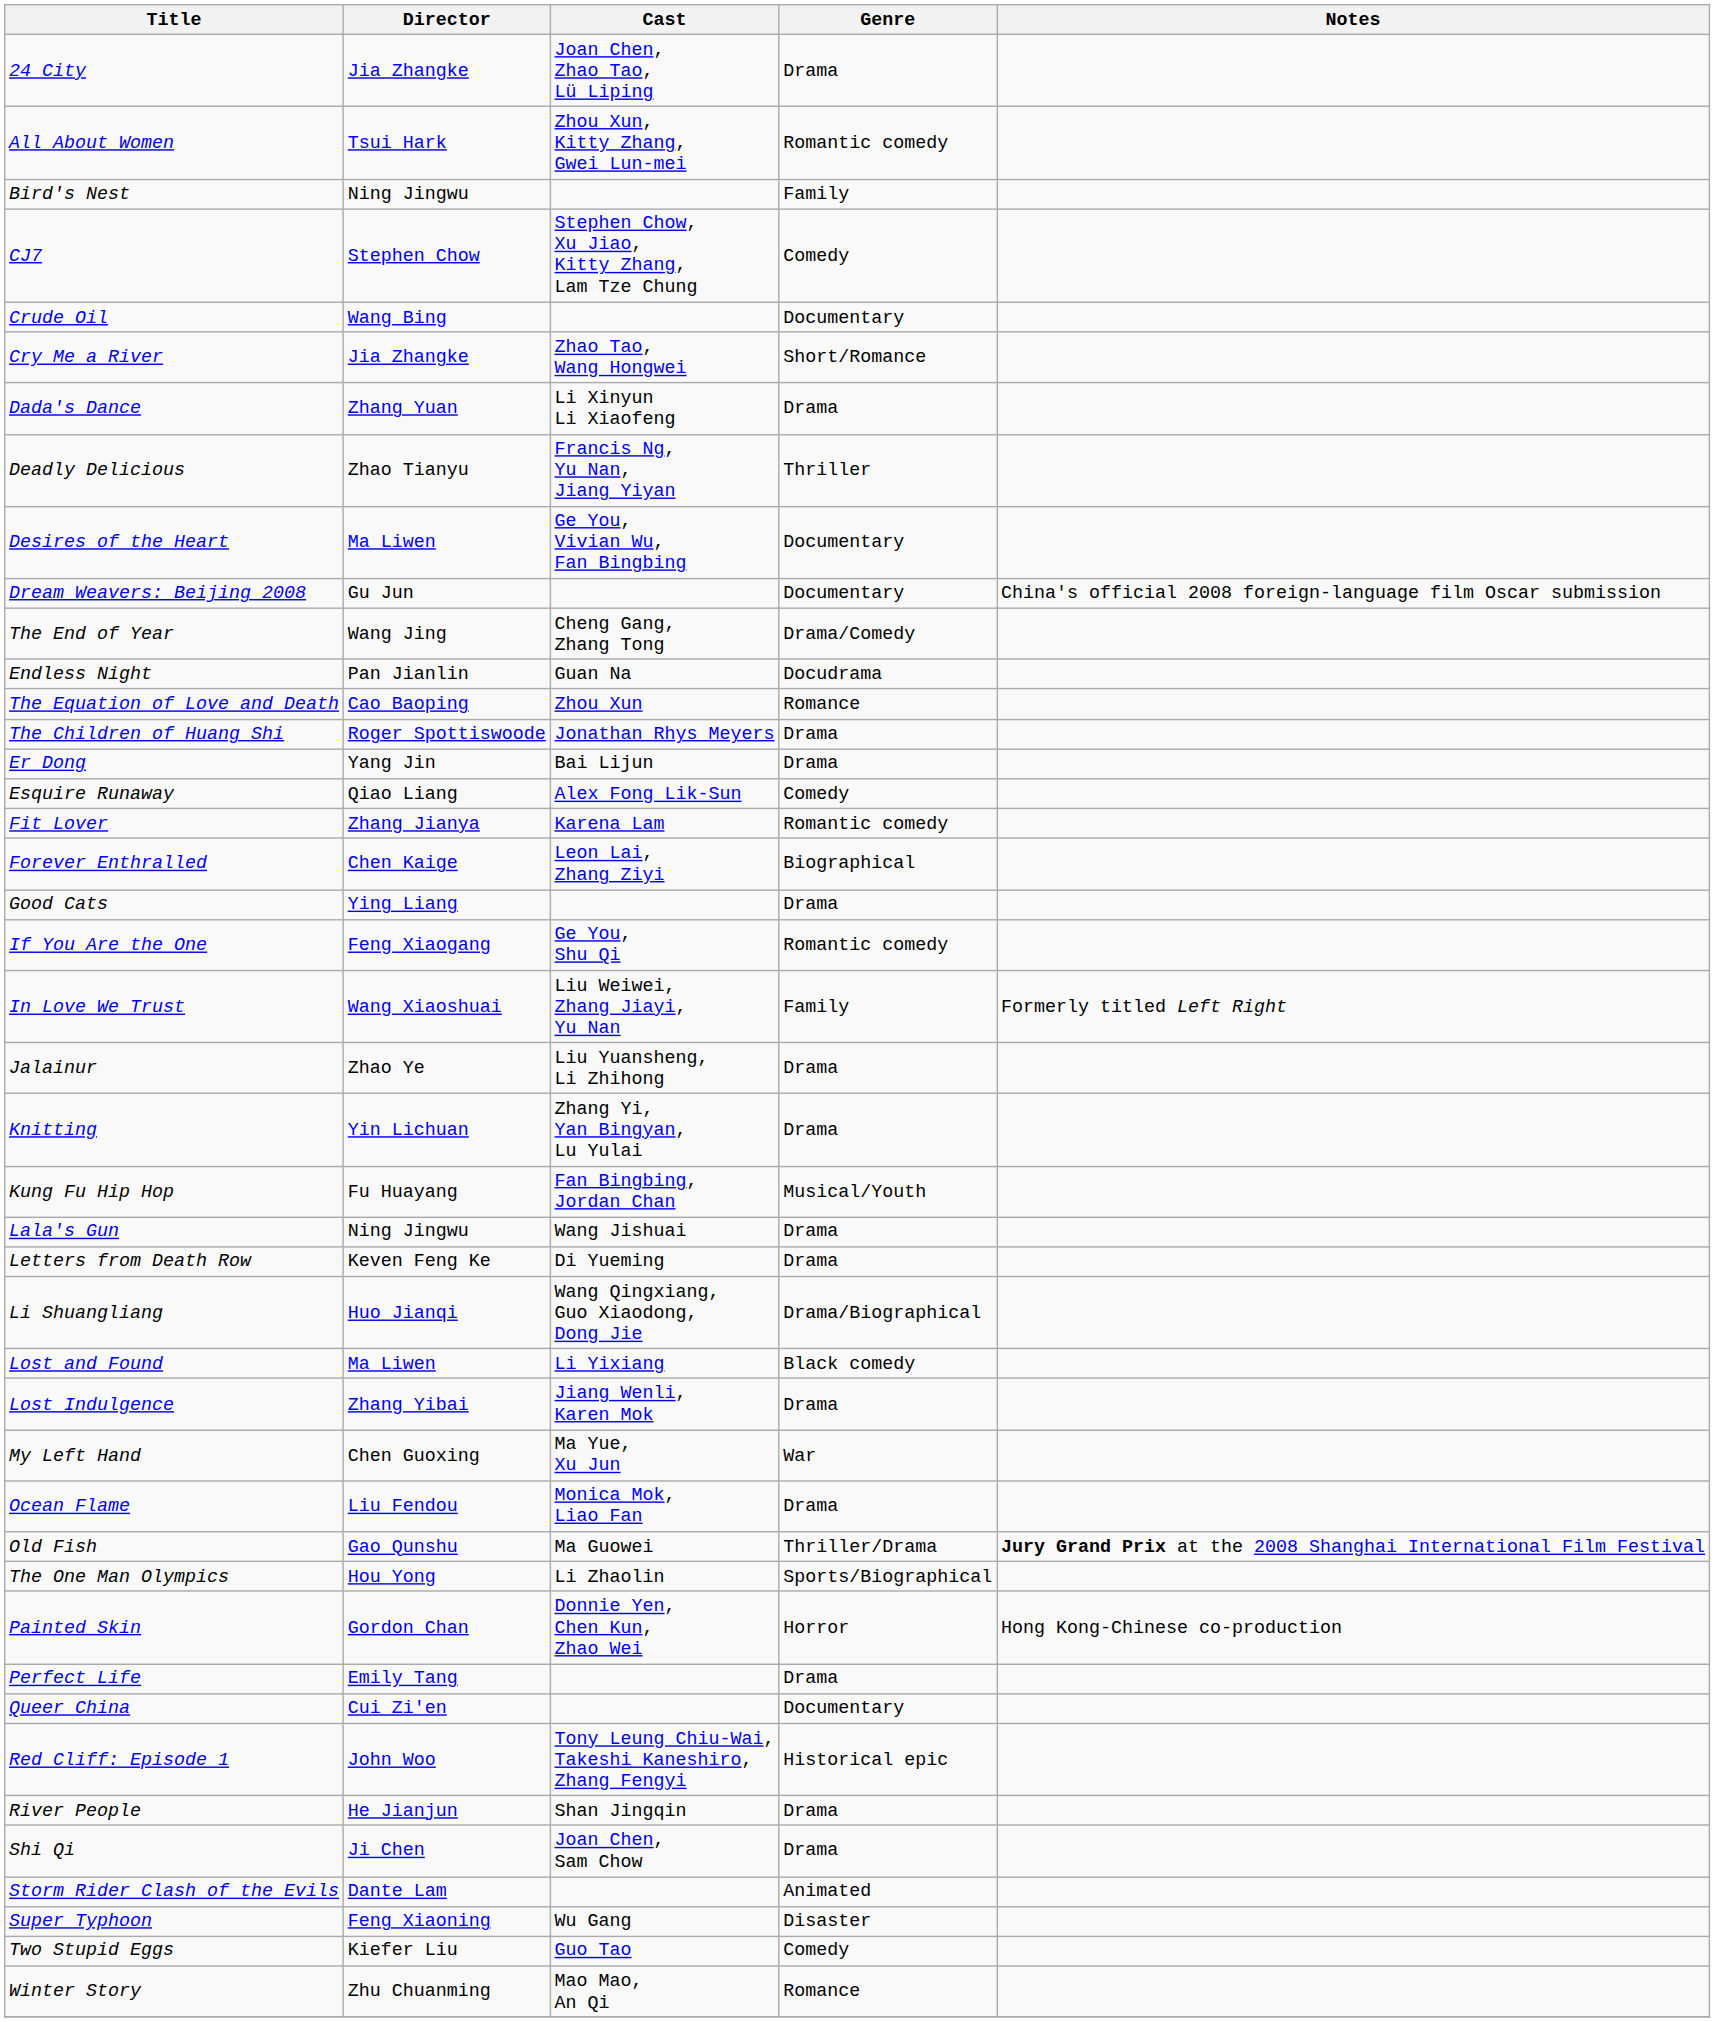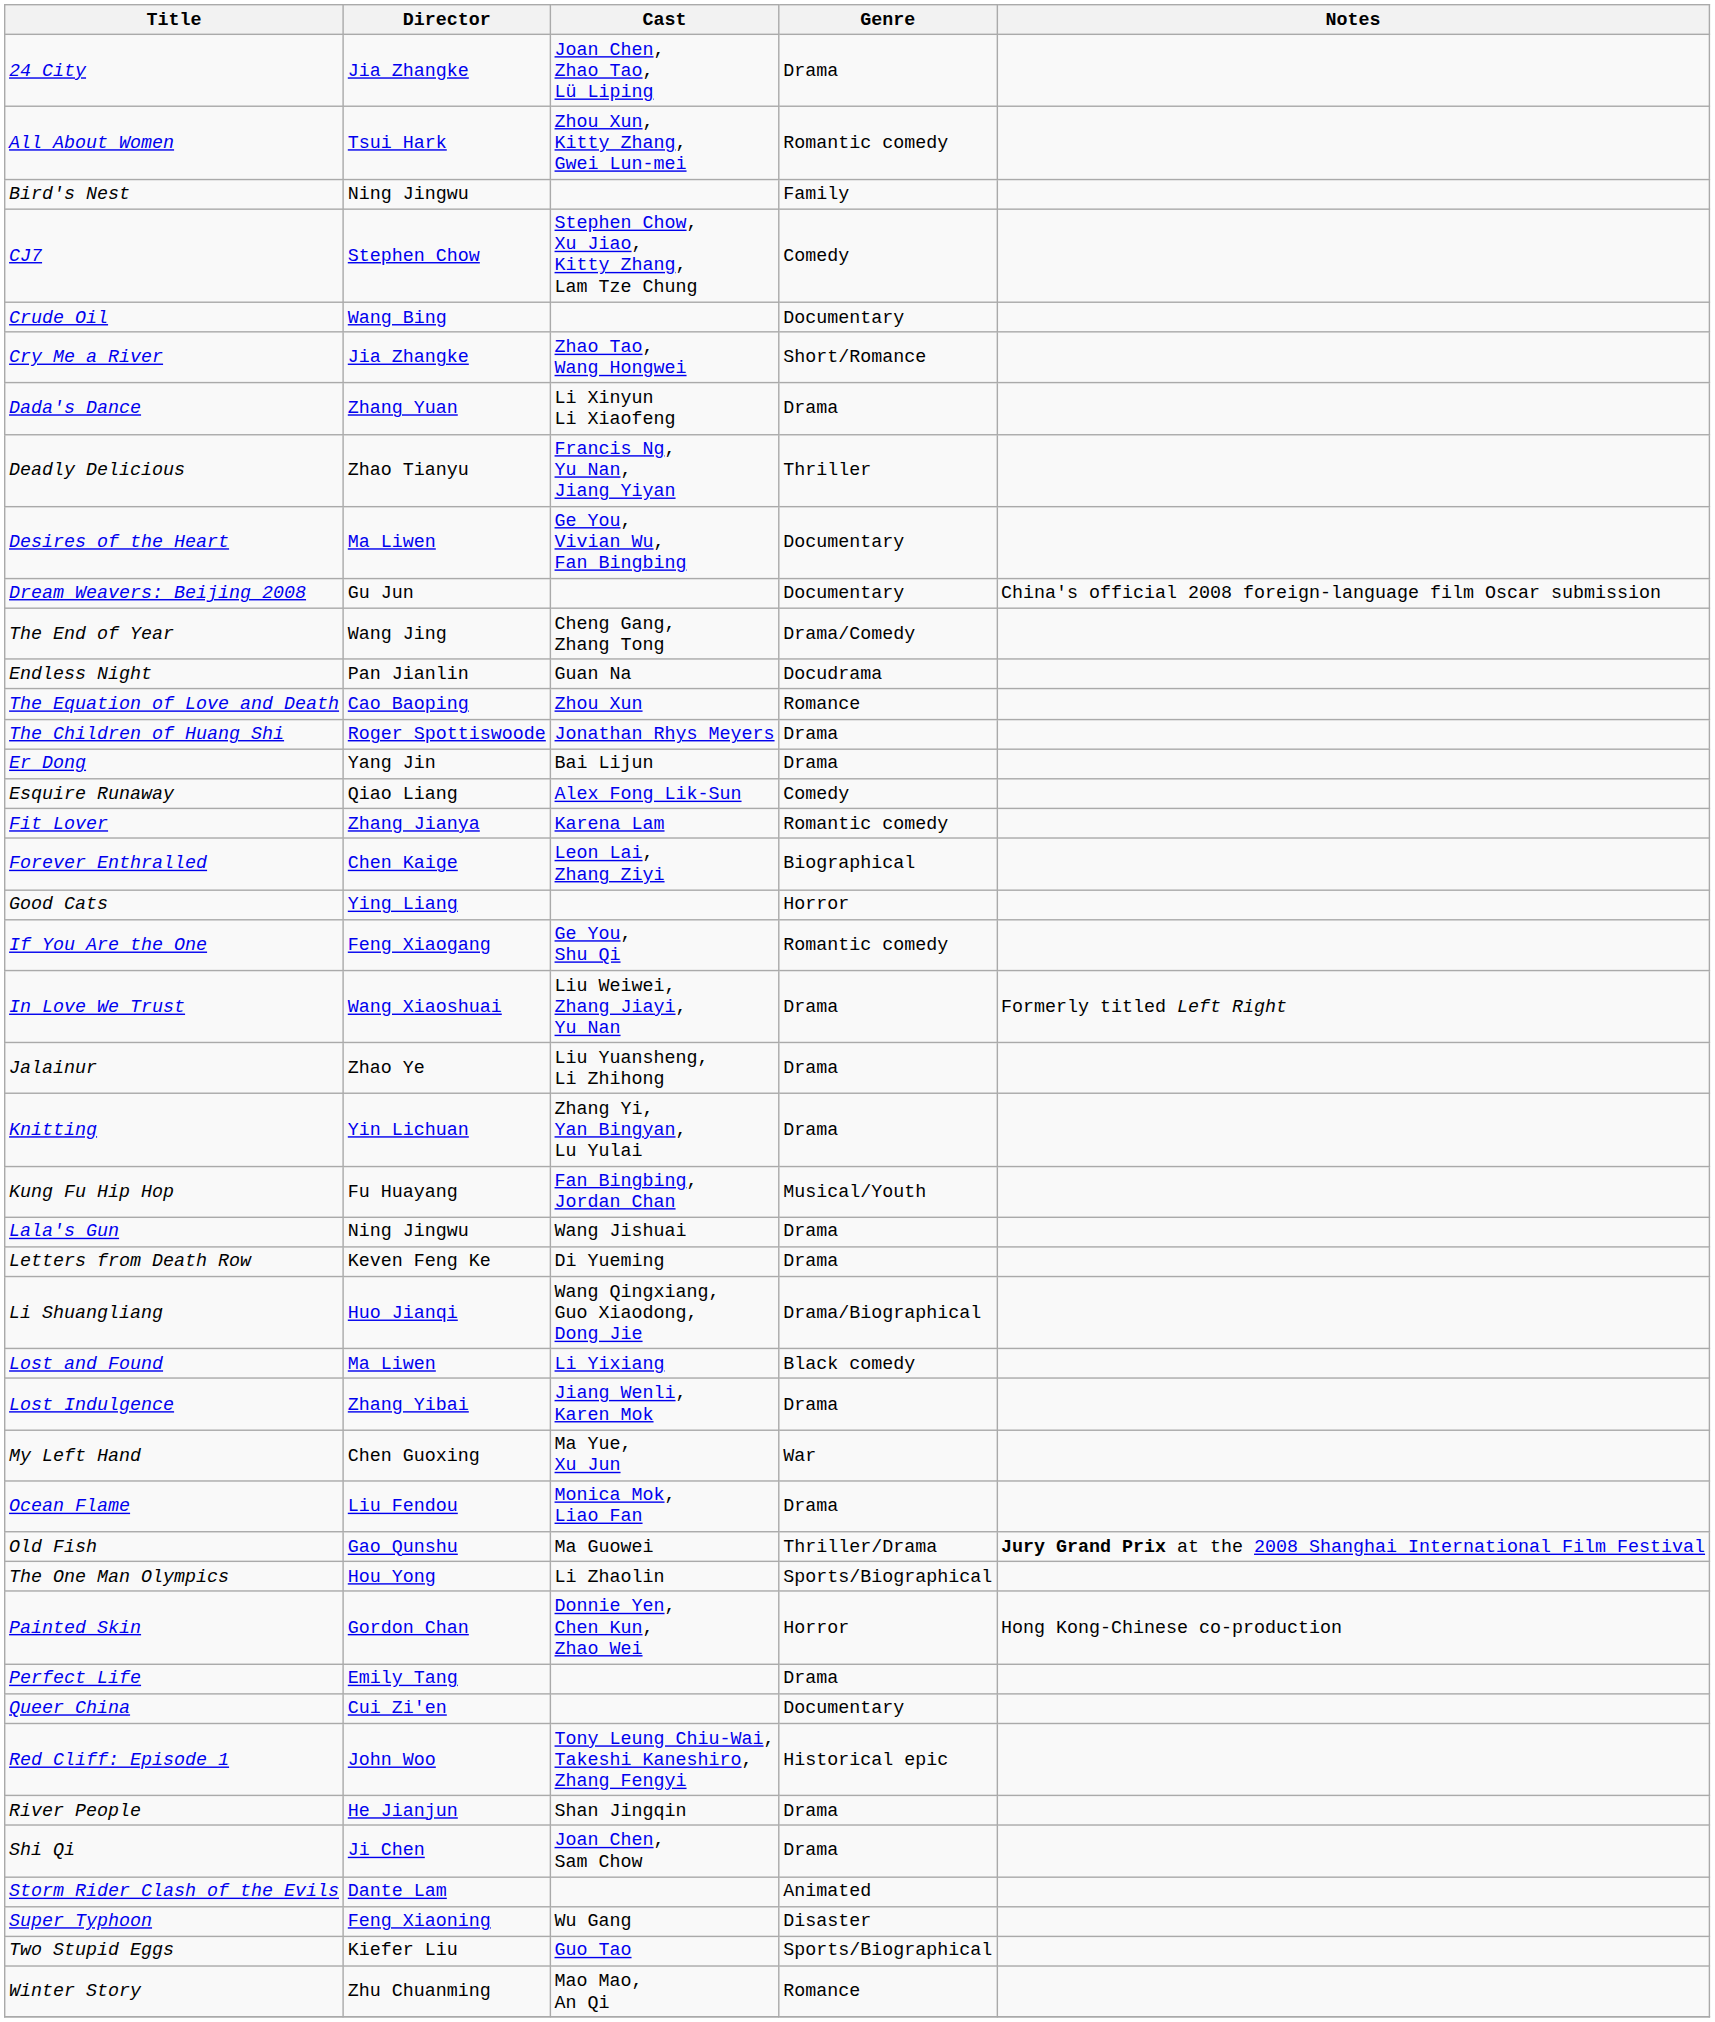(811, 905) Drama -> (816, 905) Horror
(816, 1007) Family -> (811, 1007) Drama
(816, 1951) Comedy -> (888, 1951) Sports/Biographical
